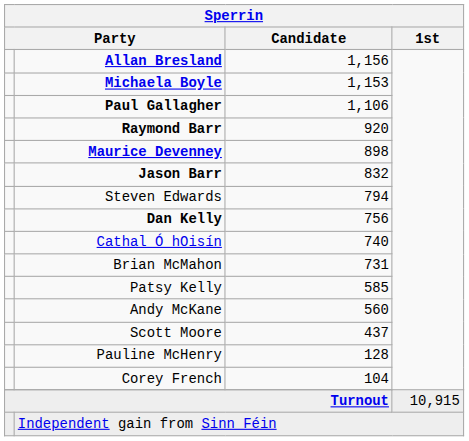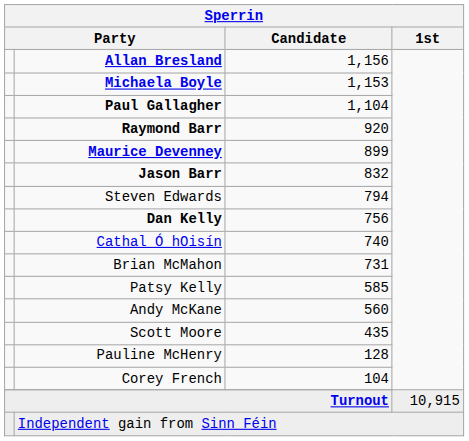(368, 107) 1,106 -> (368, 107) 1,104
(376, 152) 898 -> (376, 152) 899
(376, 333) 437 -> (376, 333) 435
